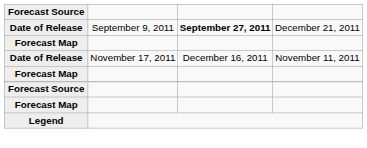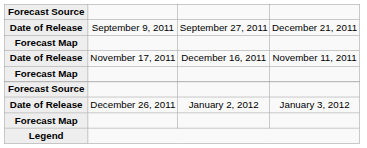(225, 27) bold -> (224, 27) normal
+ row: (46, 105)
